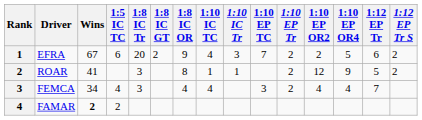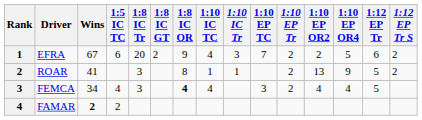(319, 72) 12 -> (319, 72) 13
(185, 89) normal -> (185, 89) bold
(376, 89) 7 -> (376, 89) 5
